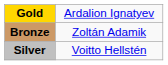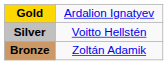rows swapped: (30, 50) <-> (30, 32)
